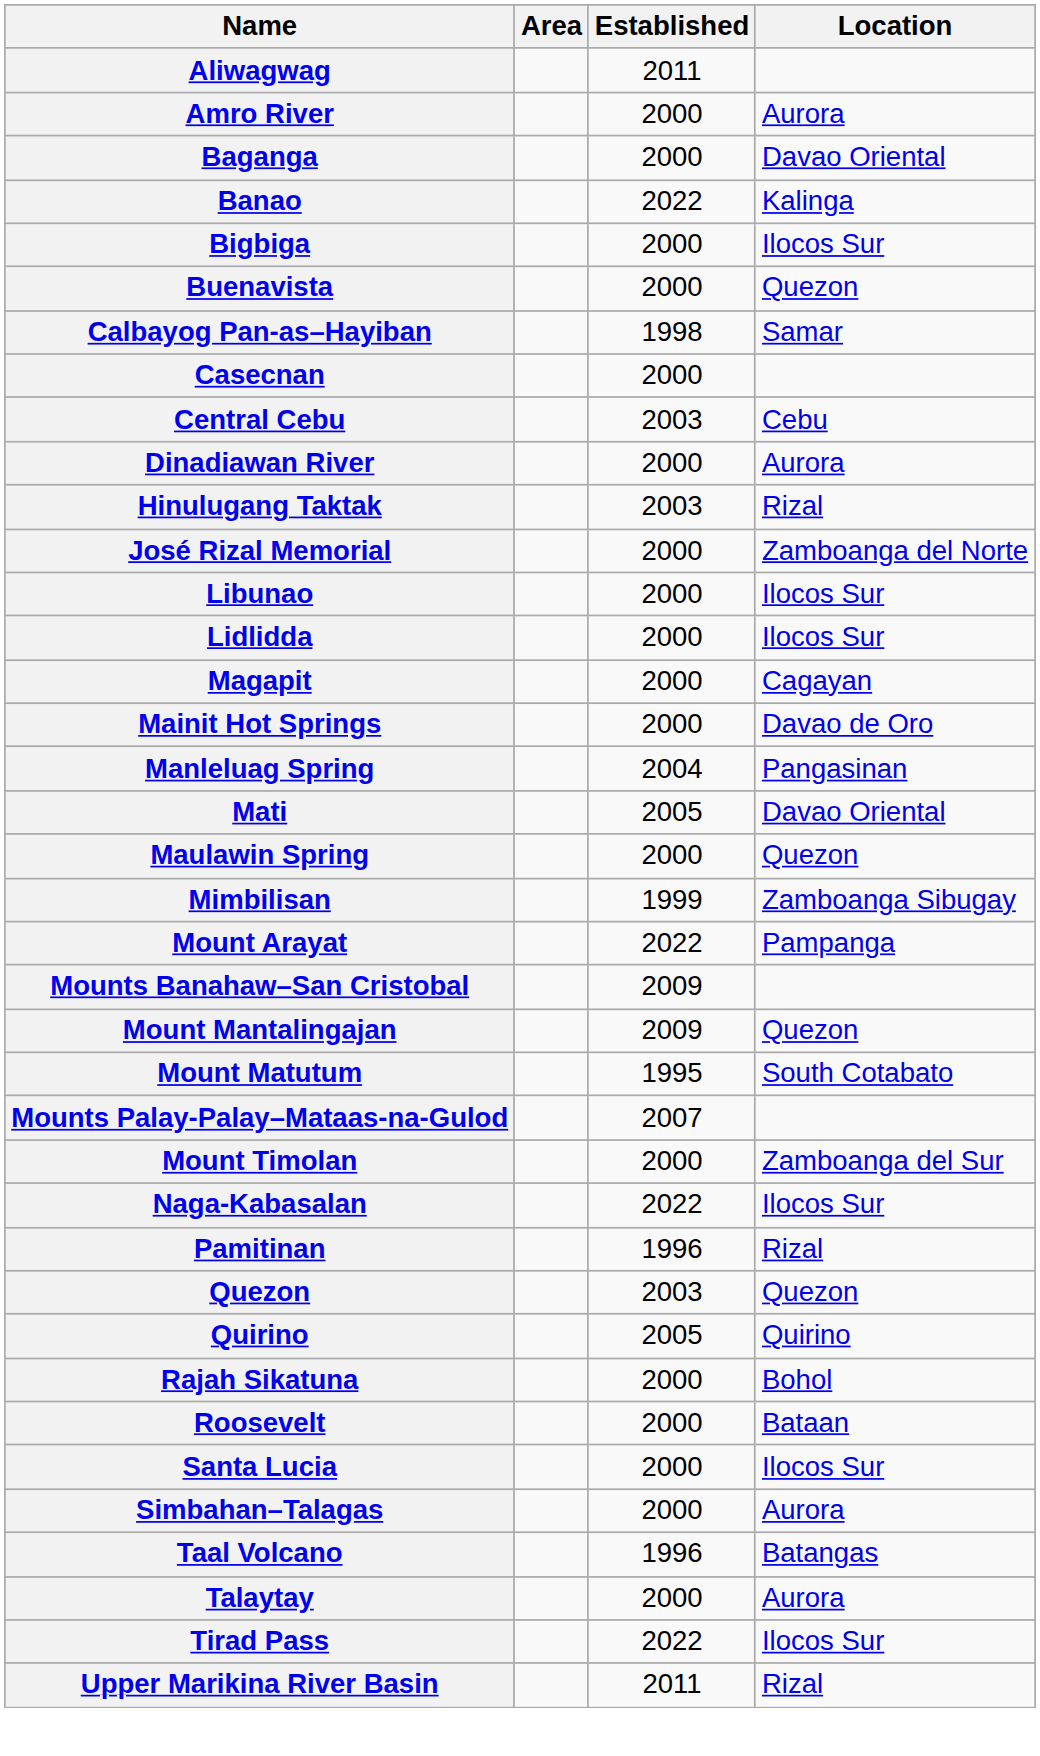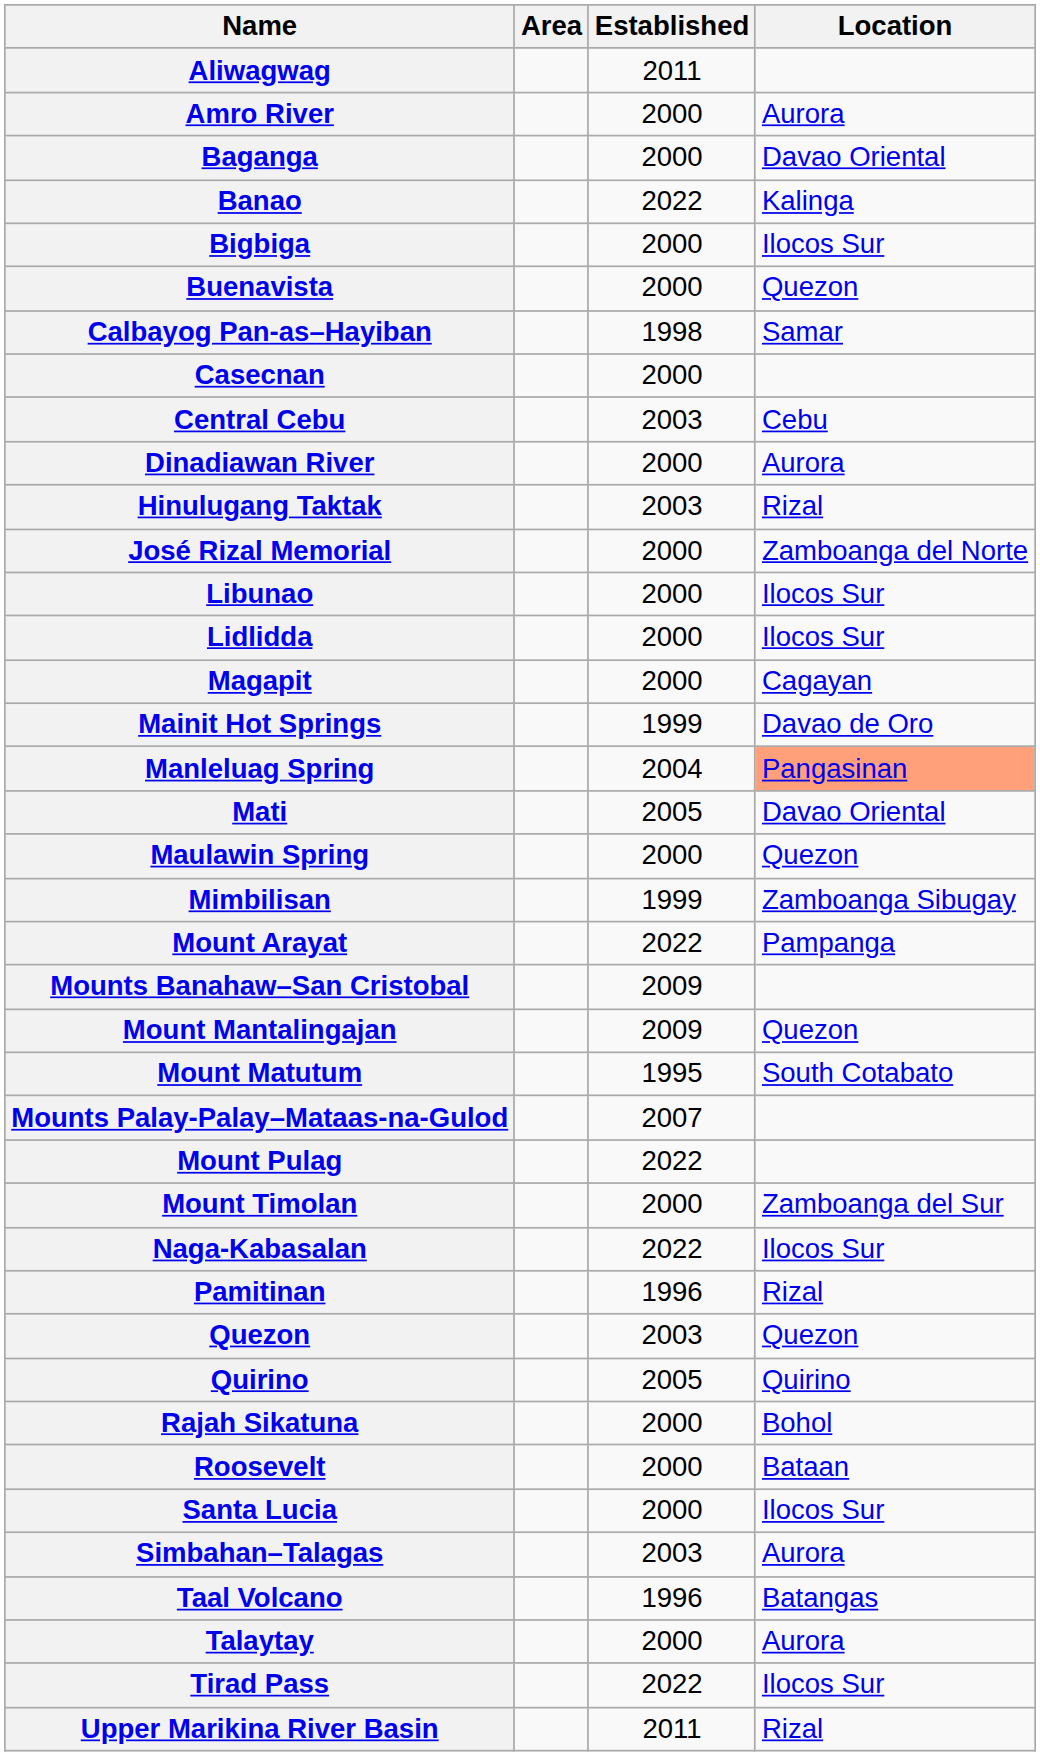(672, 724) 2000 -> (672, 724) 1999
(835, 768) no background -> (835, 768) lightsalmon background
+ row: (260, 1161)
(672, 1510) 2000 -> (672, 1553) 2003
